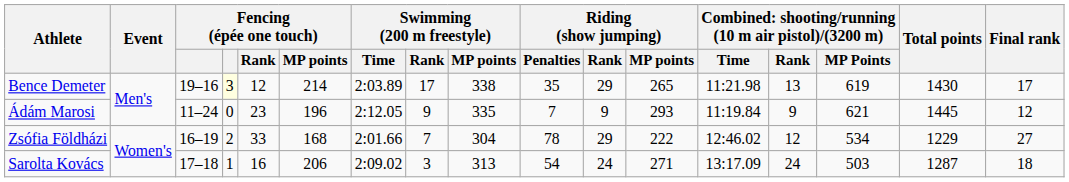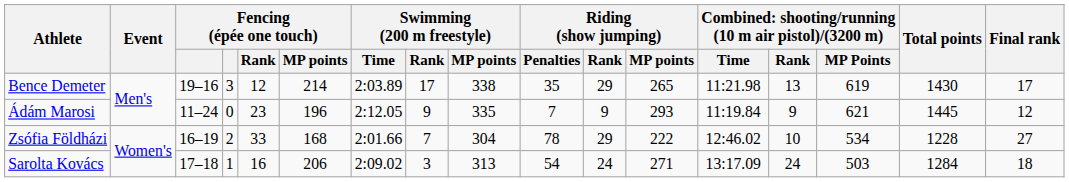(230, 86) lightyellow background -> (230, 86) no background
(793, 138) 12 -> (793, 138) 10
(942, 138) 1229 -> (942, 138) 1228
(942, 164) 1287 -> (942, 164) 1284
